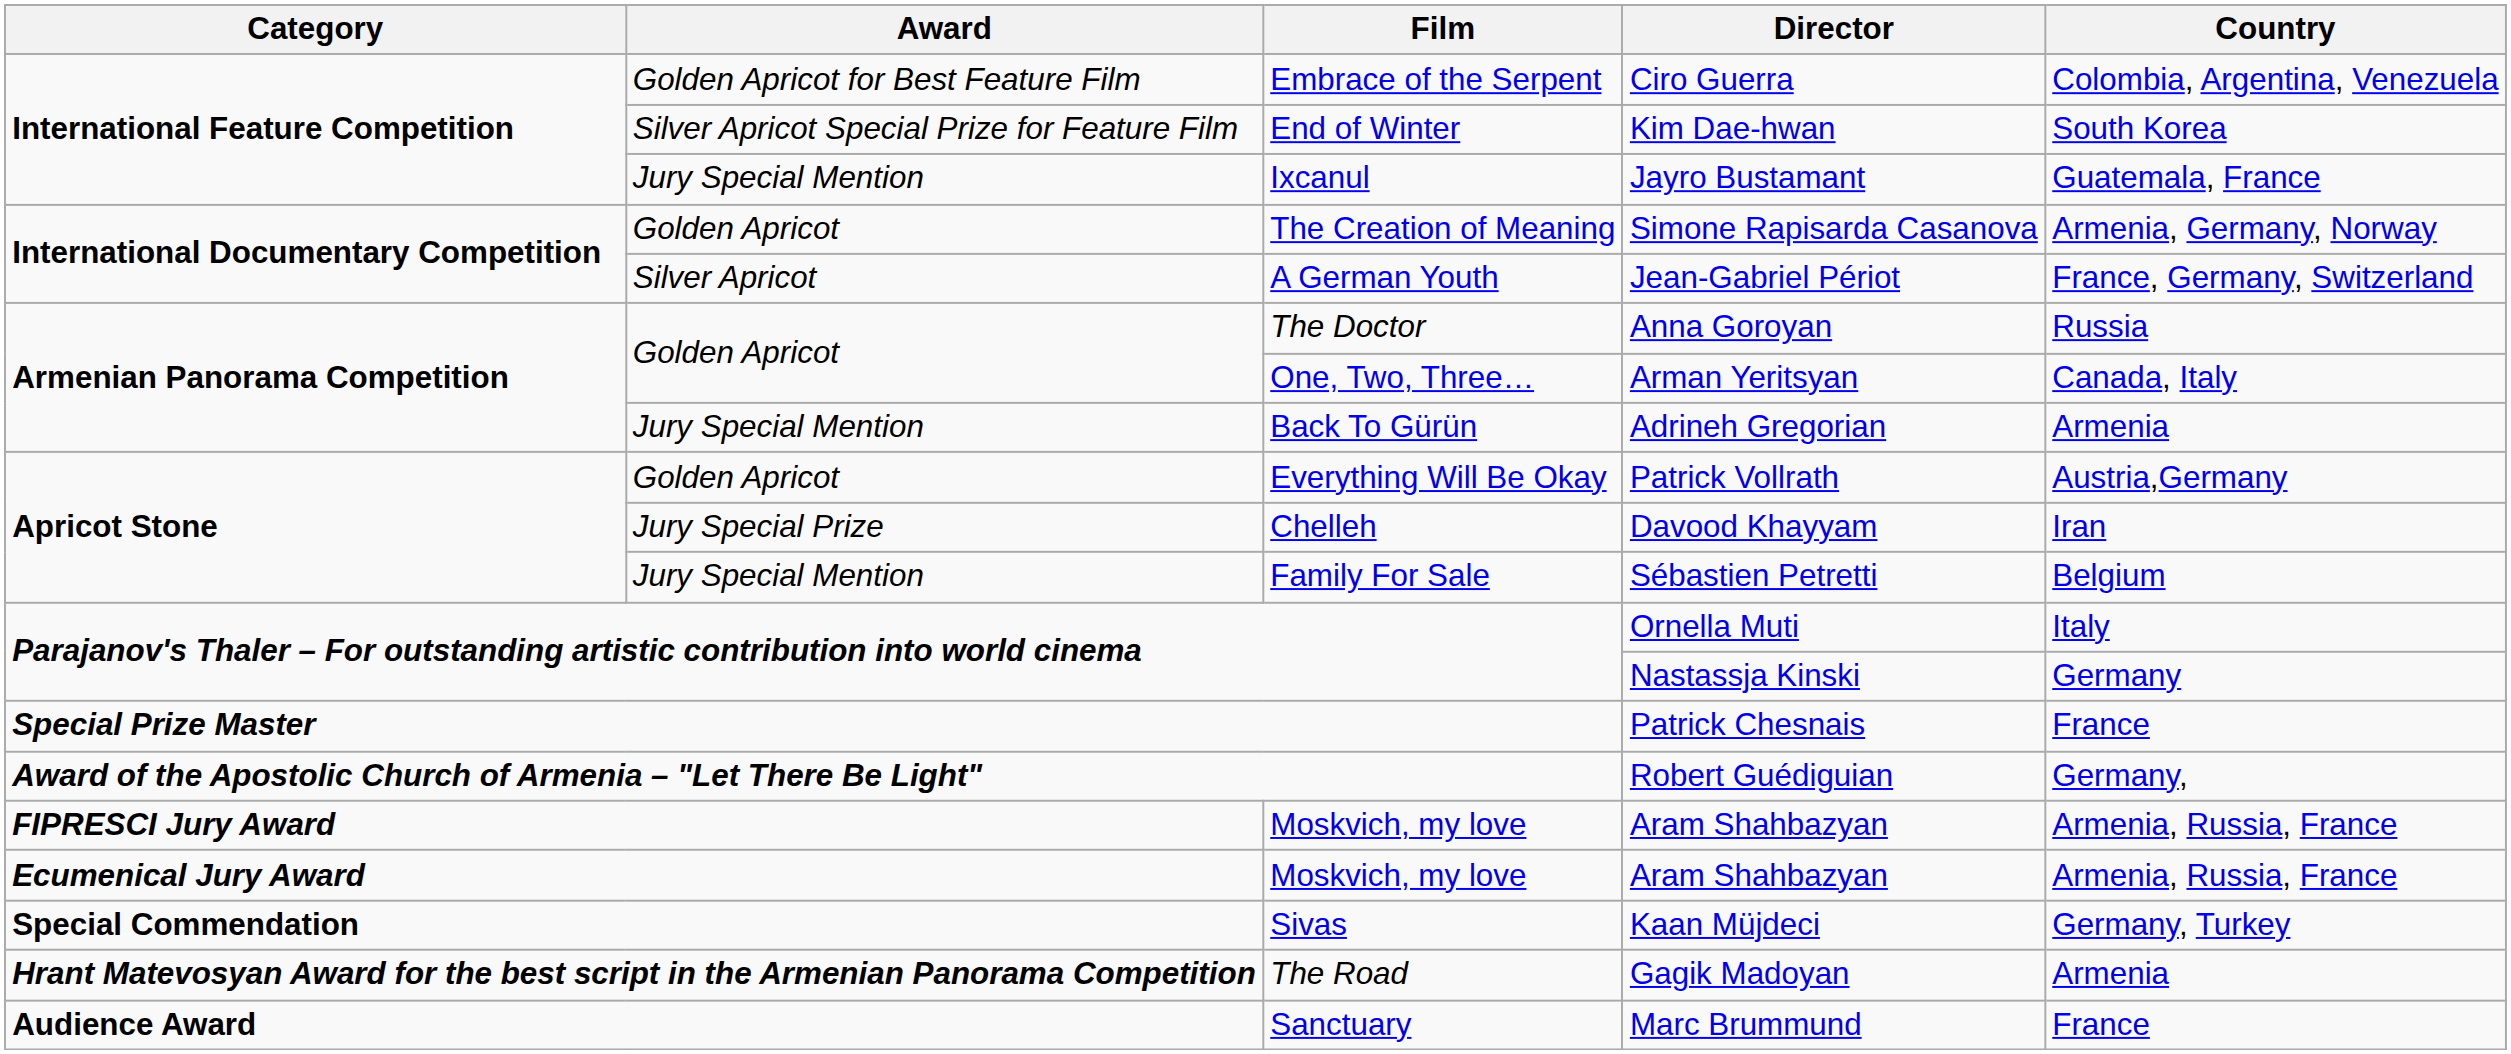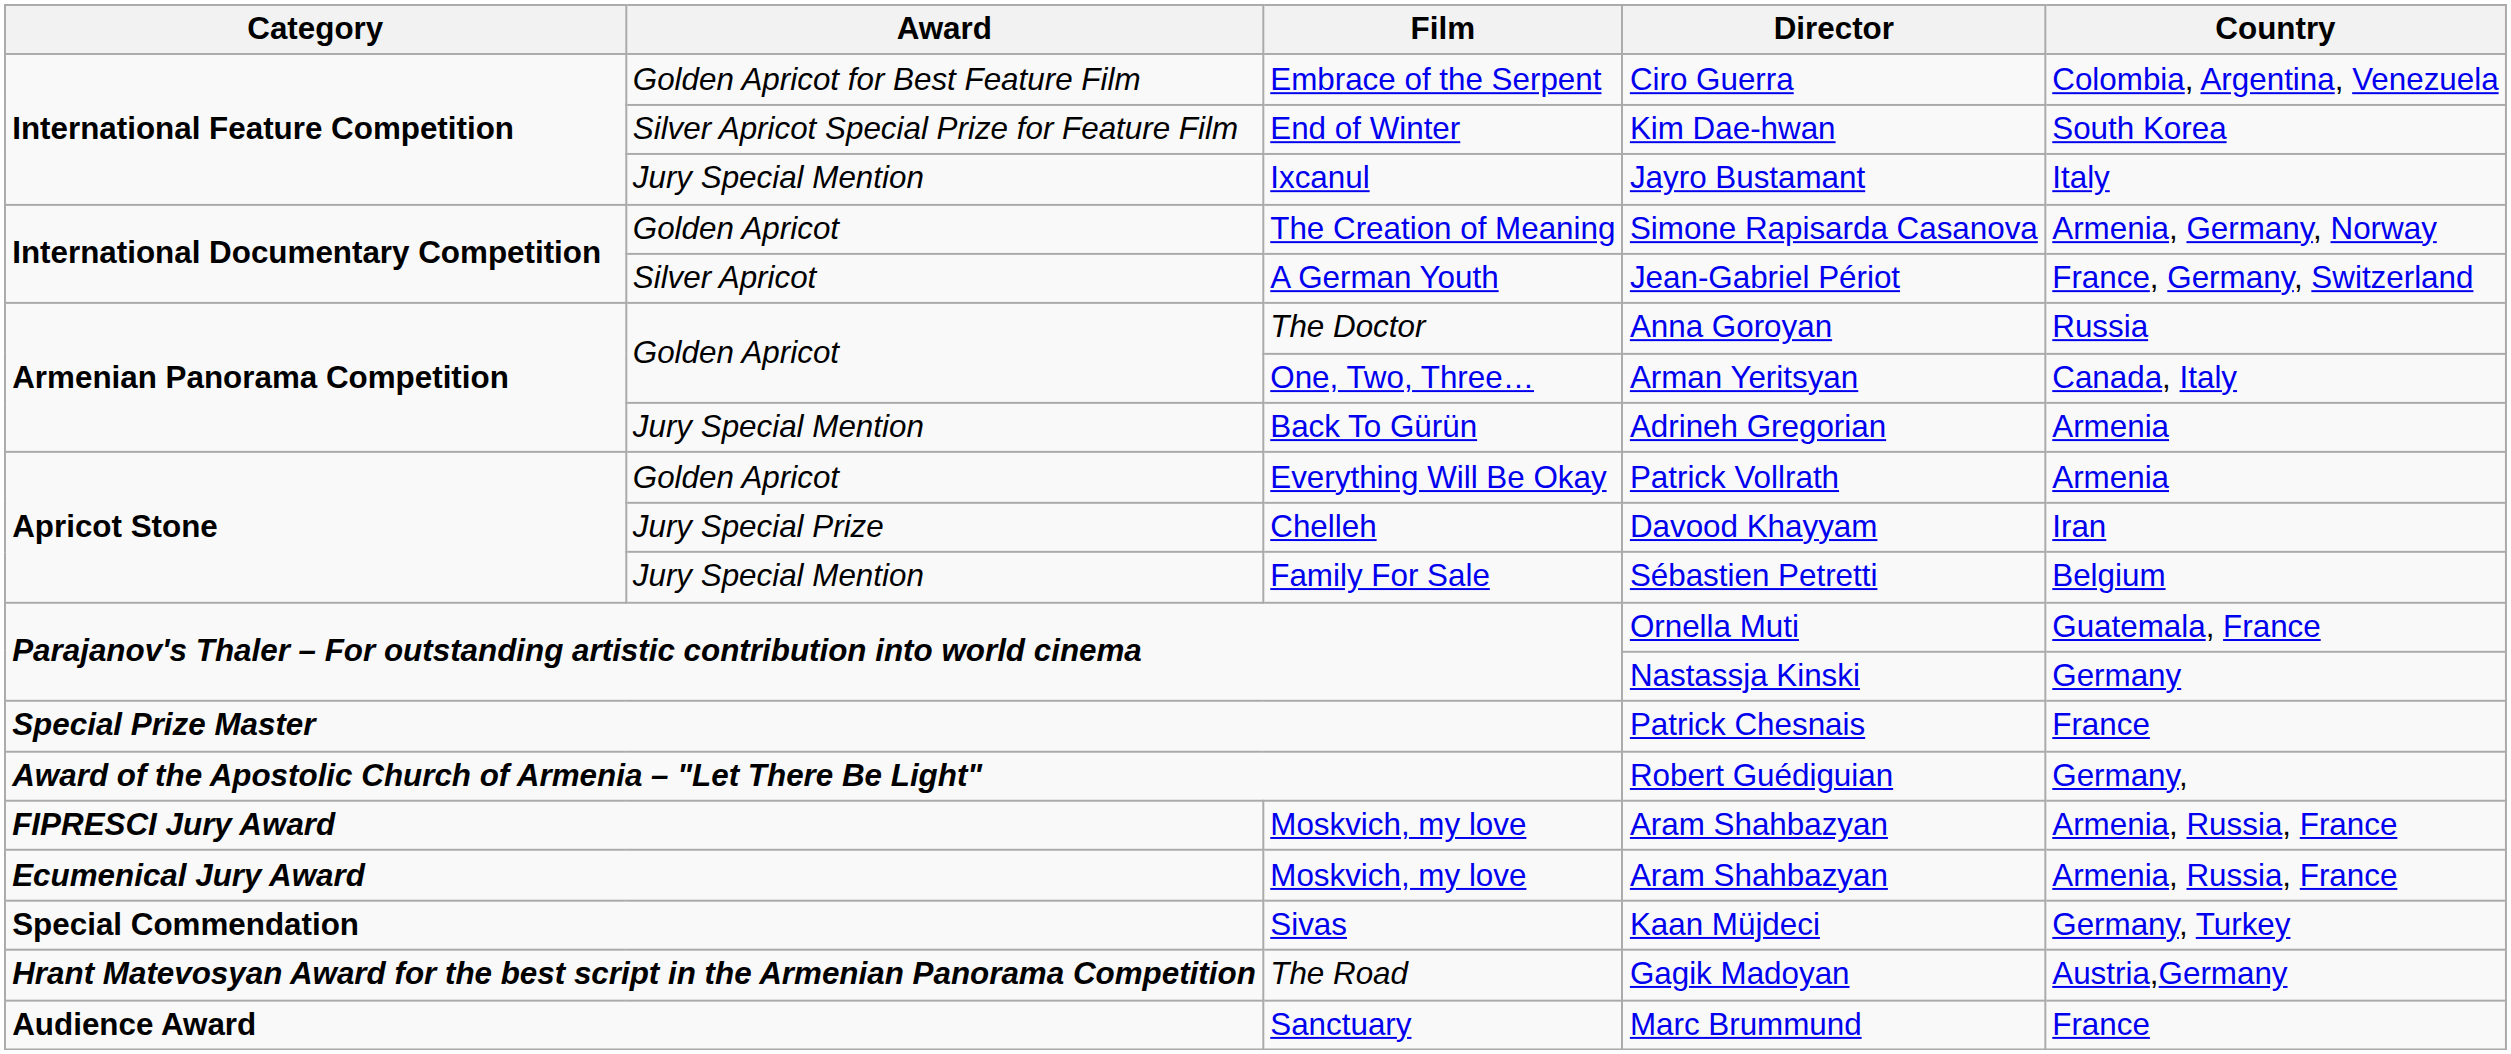(2186, 178) Guatemala, France -> (2081, 178) Italy
(2170, 476) Austria,Germany -> (2111, 476) Armenia
(2081, 626) Italy -> (2186, 626) Guatemala, France
(2111, 974) Armenia -> (2170, 974) Austria,Germany
